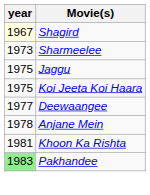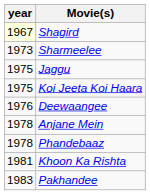(20, 106) 1977 -> (20, 106) 1976
+ row: (71, 143)
(20, 161) lightgreen background -> (20, 180) no background
